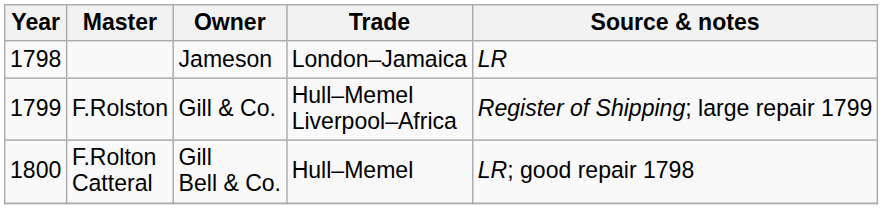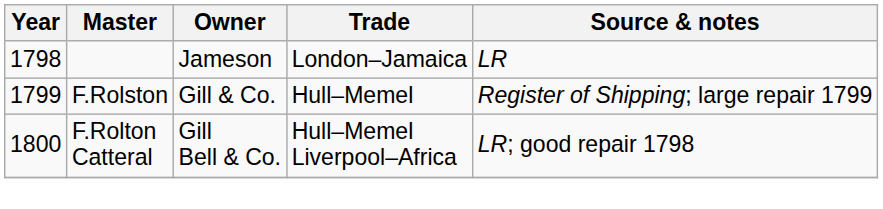(374, 108) Hull–Memel Liverpool–Africa -> (352, 95) Hull–Memel
(352, 171) Hull–Memel -> (374, 145) Hull–Memel Liverpool–Africa
